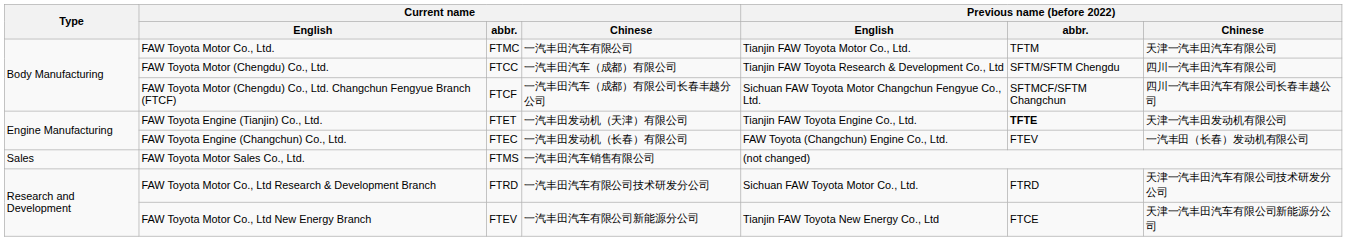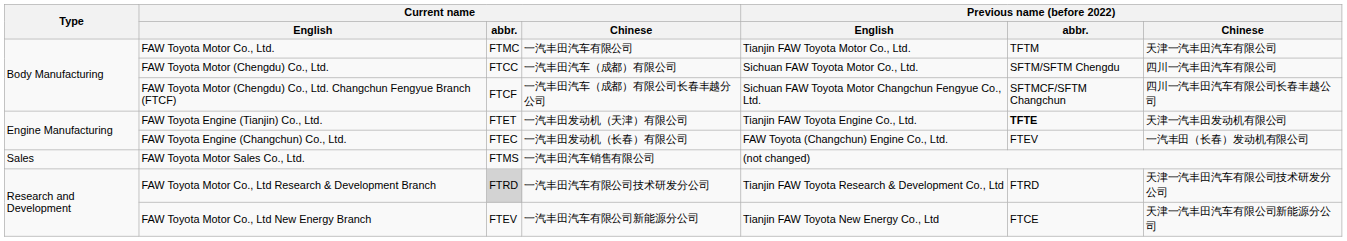(873, 67) Tianjin FAW Toyota Research & Development Co., Ltd -> (831, 67) Sichuan FAW Toyota Motor Co., Ltd.
(504, 185) no background -> (504, 185) lightgrey background
(831, 185) Sichuan FAW Toyota Motor Co., Ltd. -> (873, 185) Tianjin FAW Toyota Research & Development Co., Ltd
